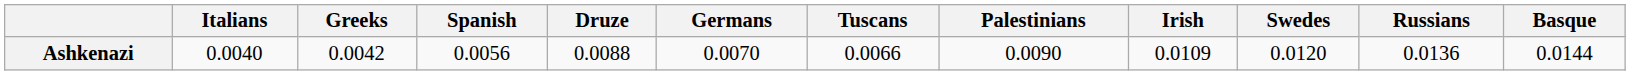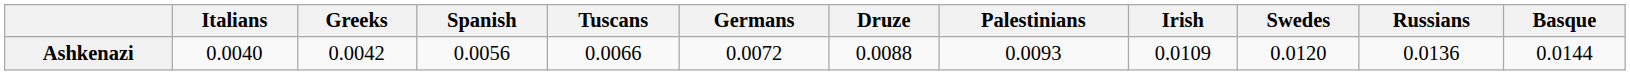columns swapped: (873, 20) <-> (602, 20)
(732, 53) 0.0070 -> (754, 53) 0.0072
(1033, 53) 0.0090 -> (1033, 53) 0.0093
